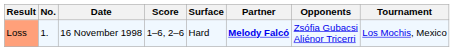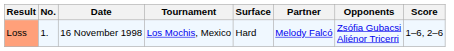columns swapped: (405, 11) <-> (165, 11)
(259, 33) bold -> (304, 33) normal
